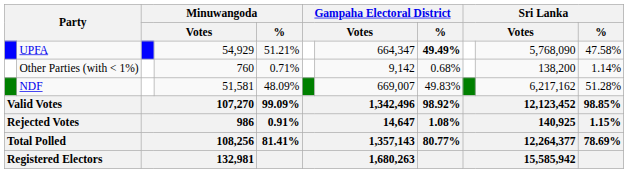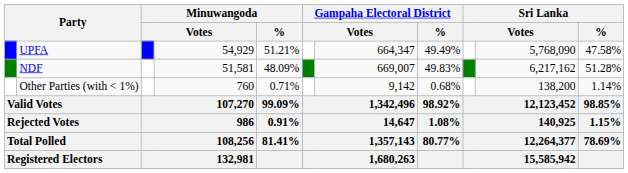(442, 50) bold -> (443, 50) normal
rows swapped: (31, 86) <-> (79, 68)
